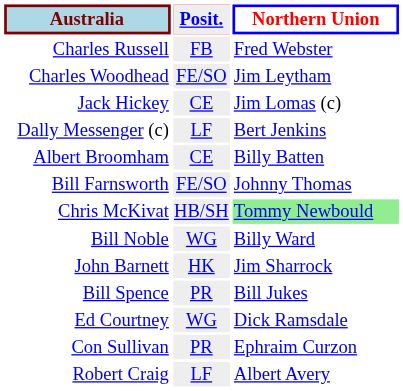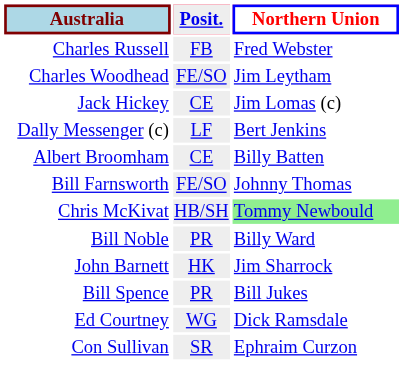(201, 238) WG -> (201, 238) PR
(201, 346) PR -> (201, 346) SR
- row: (121, 374)
